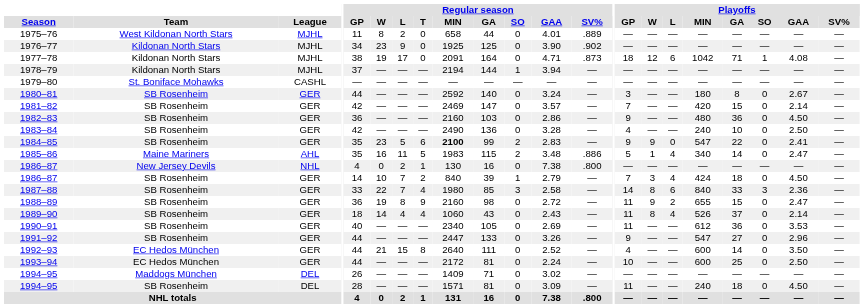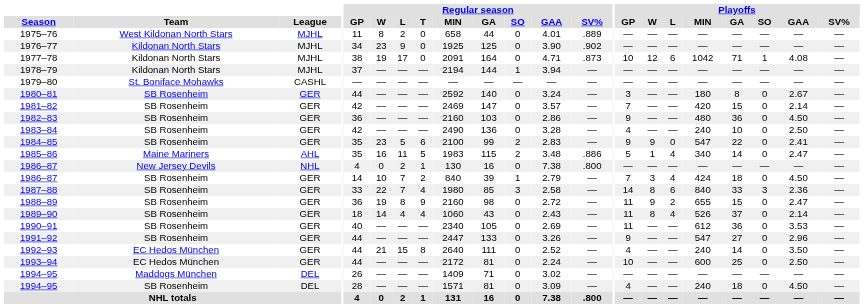(628, 58) 18 -> (628, 58) 10
(453, 142) bold -> (453, 142) normal
(703, 250) 600 -> (703, 250) 240
(628, 286) 11 -> (628, 286) 4
